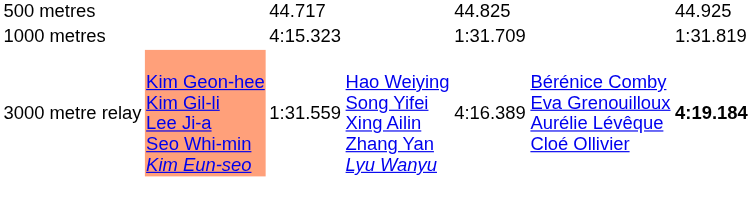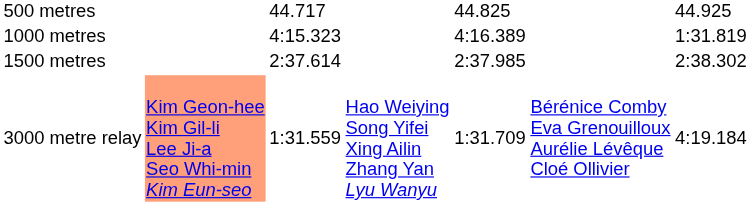(490, 36) 1:31.709 -> (490, 36) 4:16.389
+ row: (55, 61)
(490, 113) 4:16.389 -> (490, 138) 1:31.709
(711, 113) bold -> (711, 138) normal
